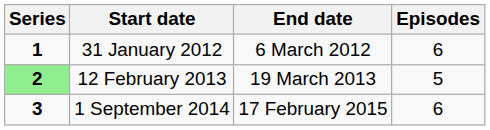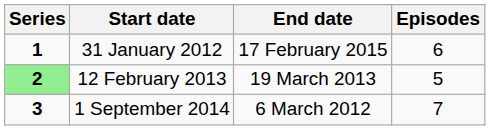(313, 49) 6 March 2012 -> (313, 49) 17 February 2015
(313, 109) 17 February 2015 -> (313, 109) 6 March 2012
(438, 109) 6 -> (438, 109) 7
